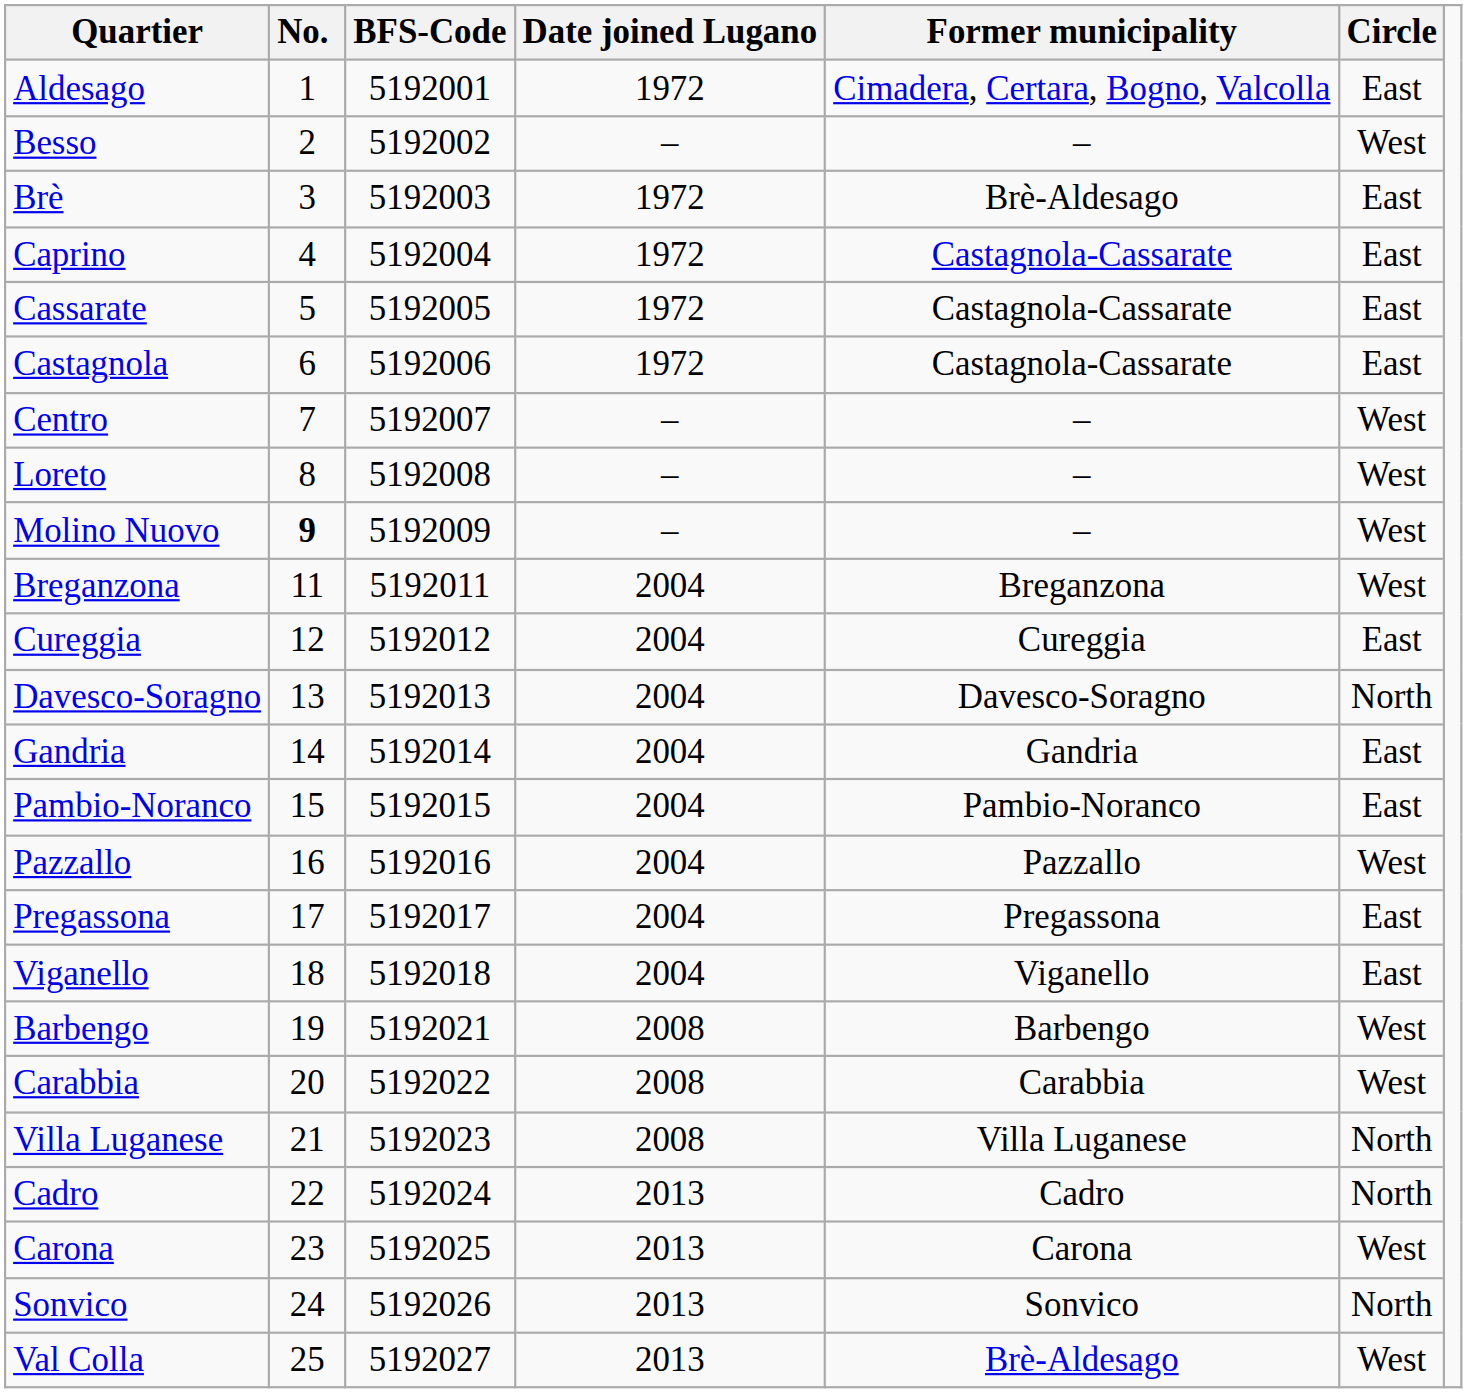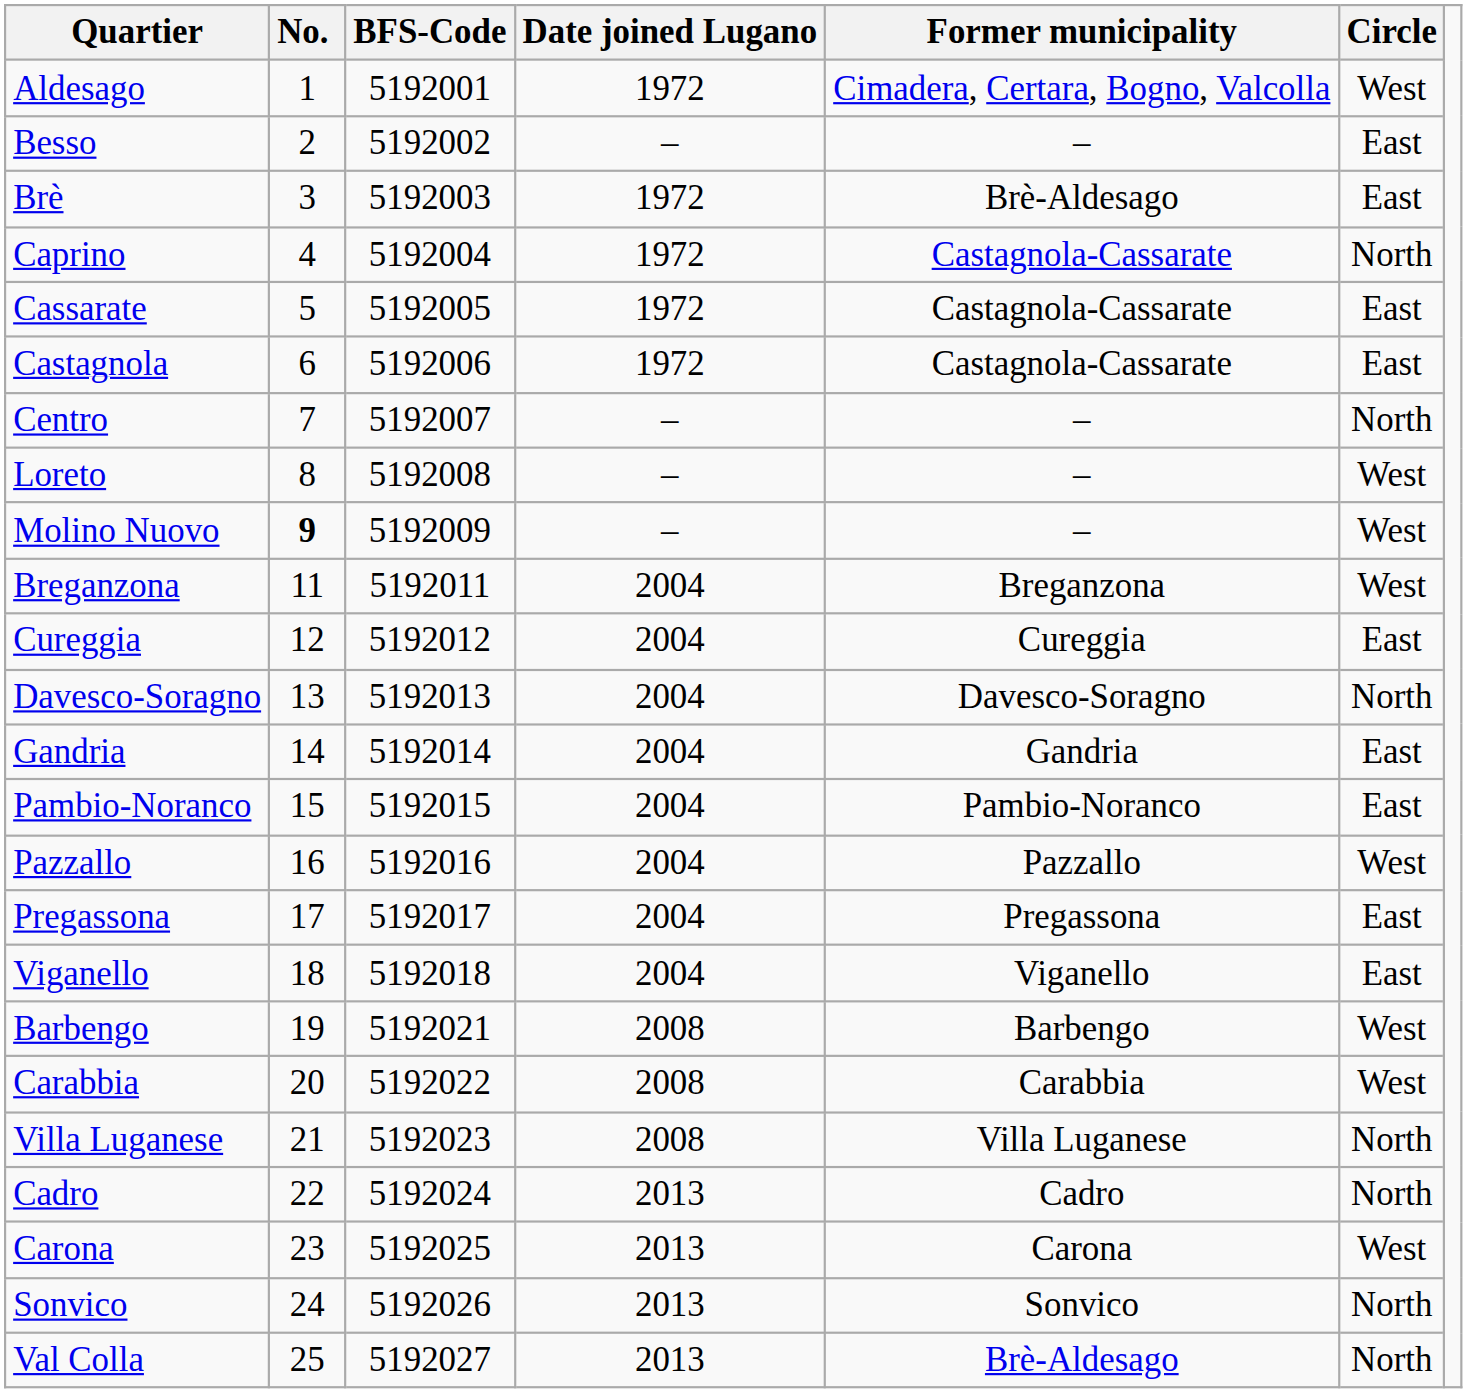(1392, 87) East -> (1392, 87) West
(1392, 142) West -> (1392, 142) East
(1392, 253) East -> (1392, 253) North
(1392, 419) West -> (1392, 419) North
(1392, 1359) West -> (1392, 1359) North
